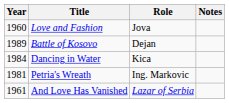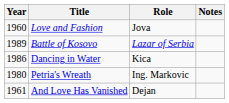(144, 43) Dejan -> (163, 43) Lazar of Serbia
(17, 59) 1984 -> (17, 59) 1986
(17, 75) 1981 -> (17, 75) 1980
(163, 91) Lazar of Serbia -> (144, 91) Dejan
